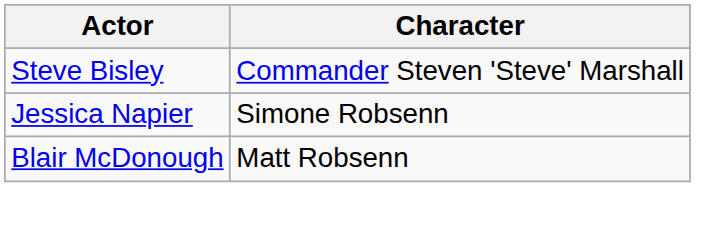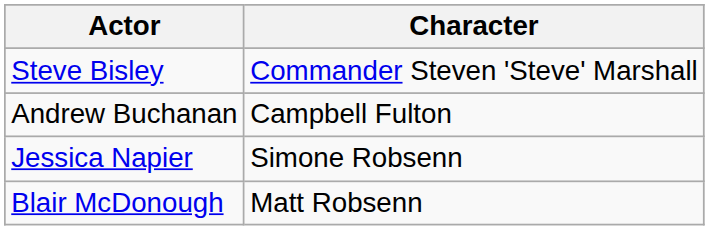+ row: (124, 114)
